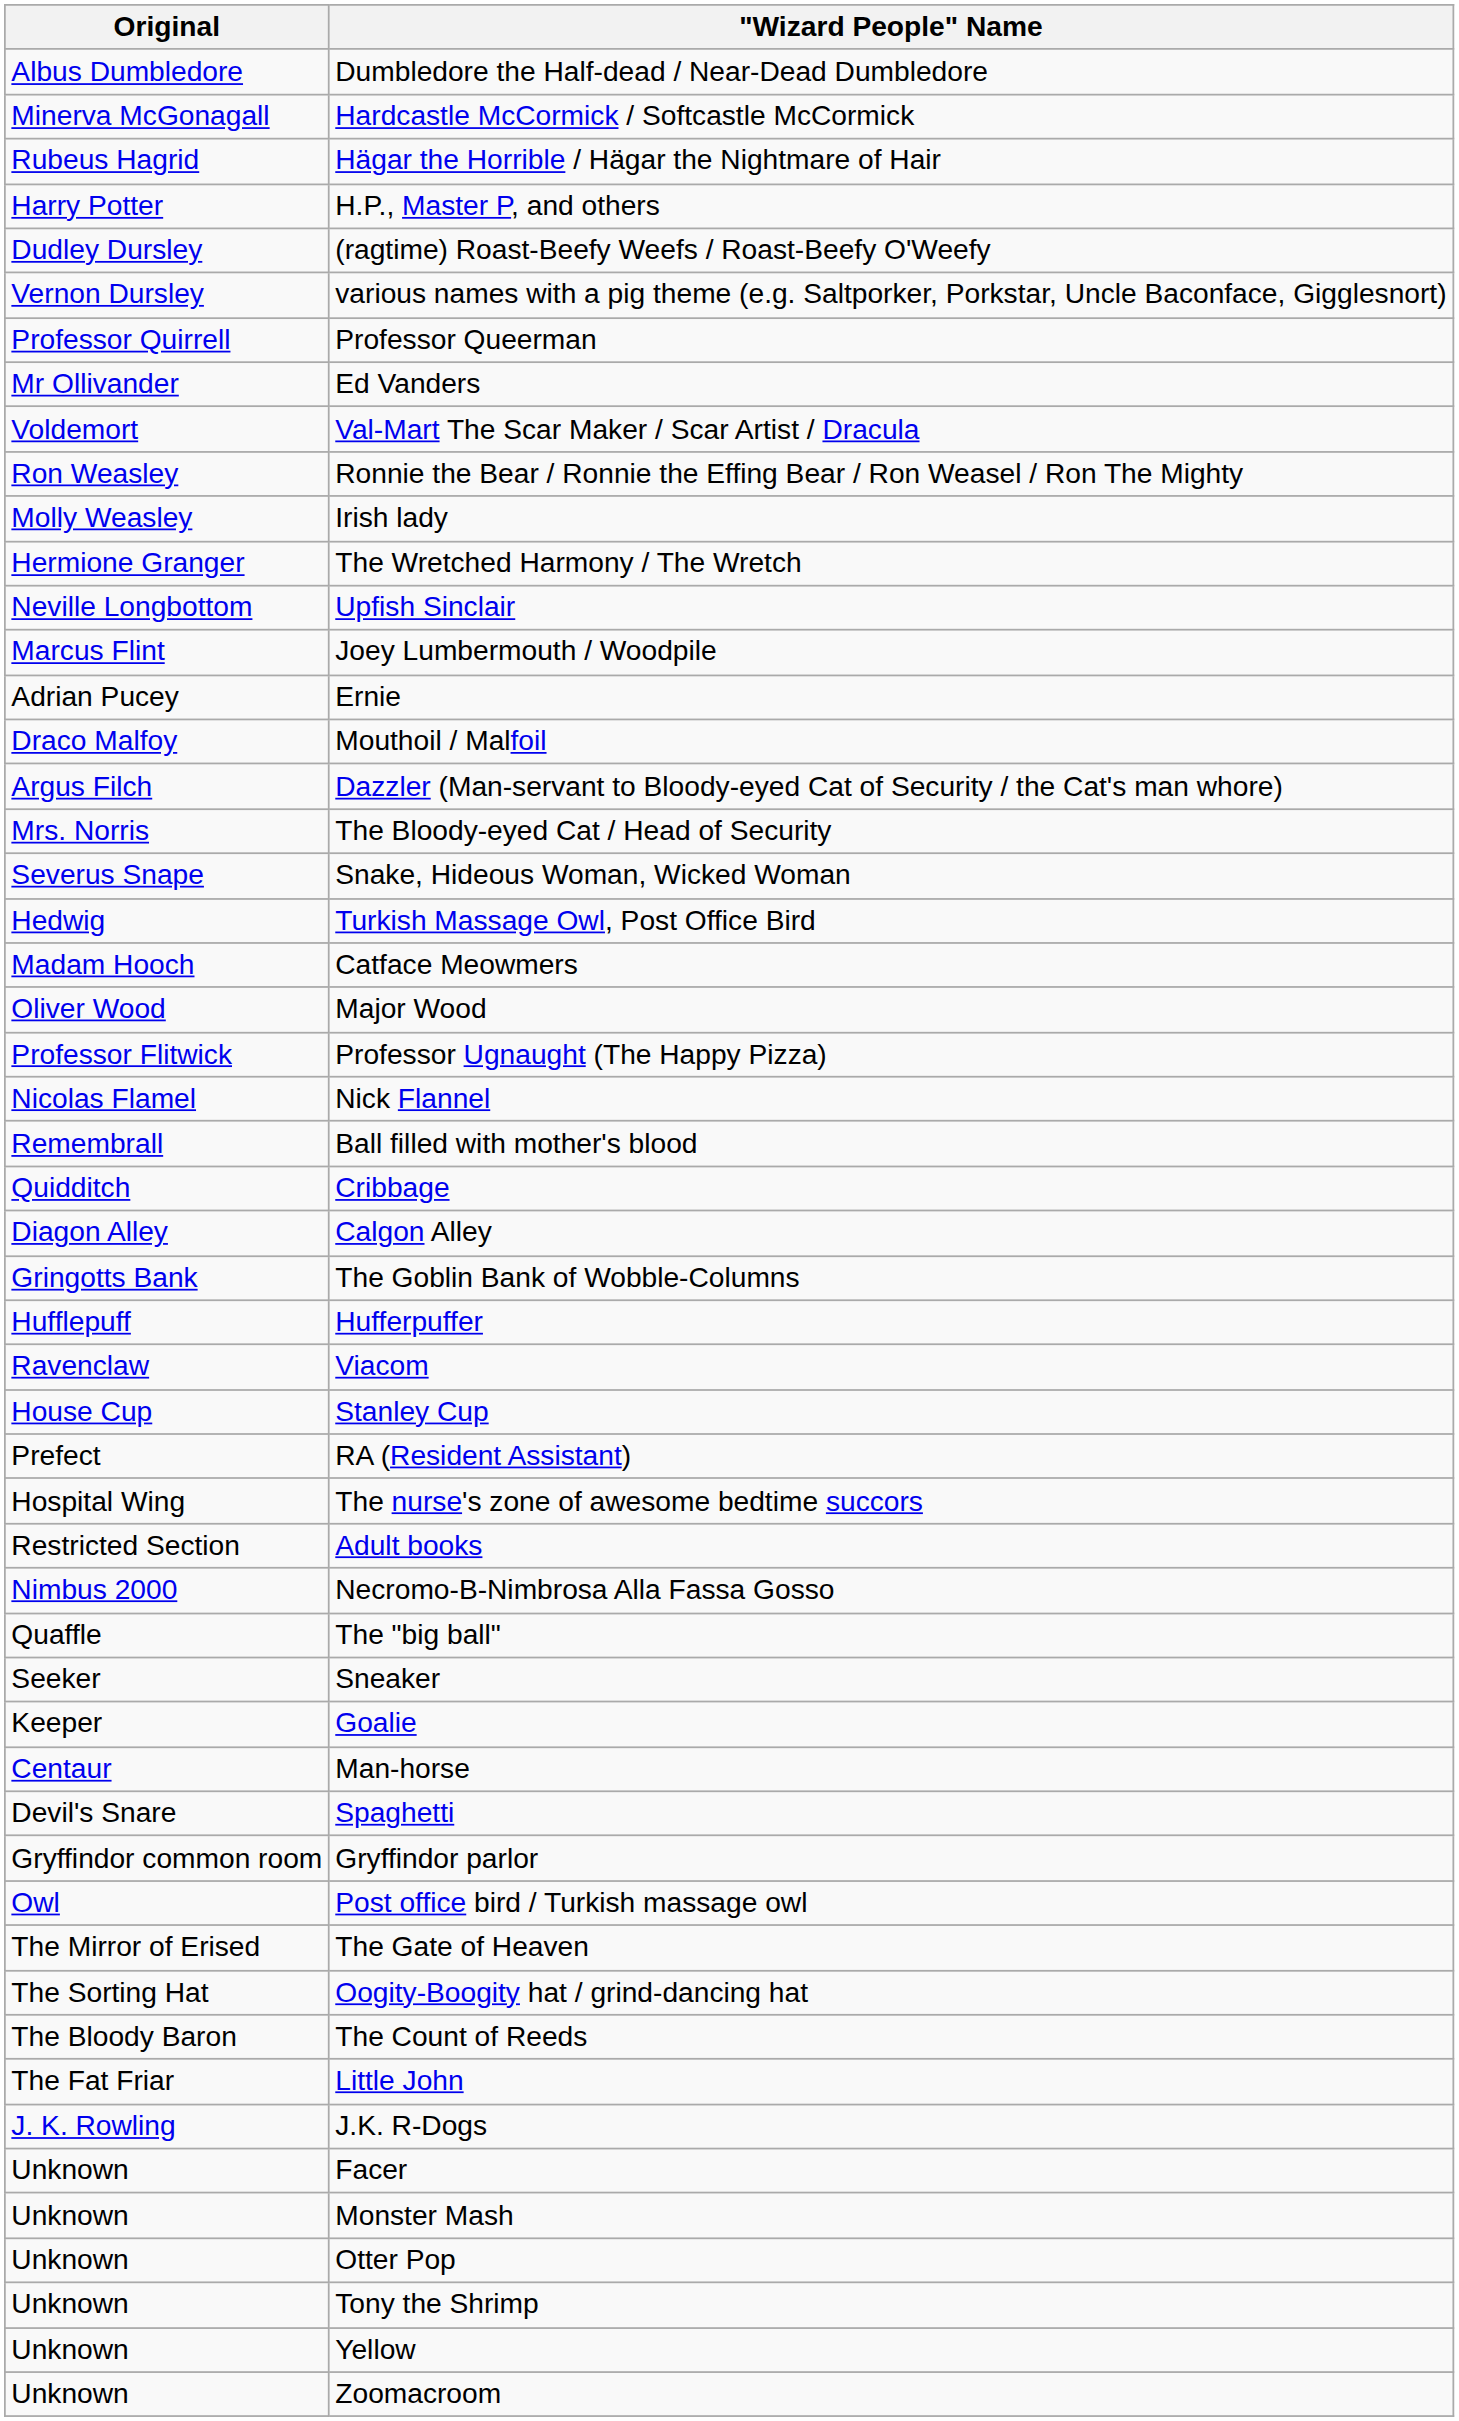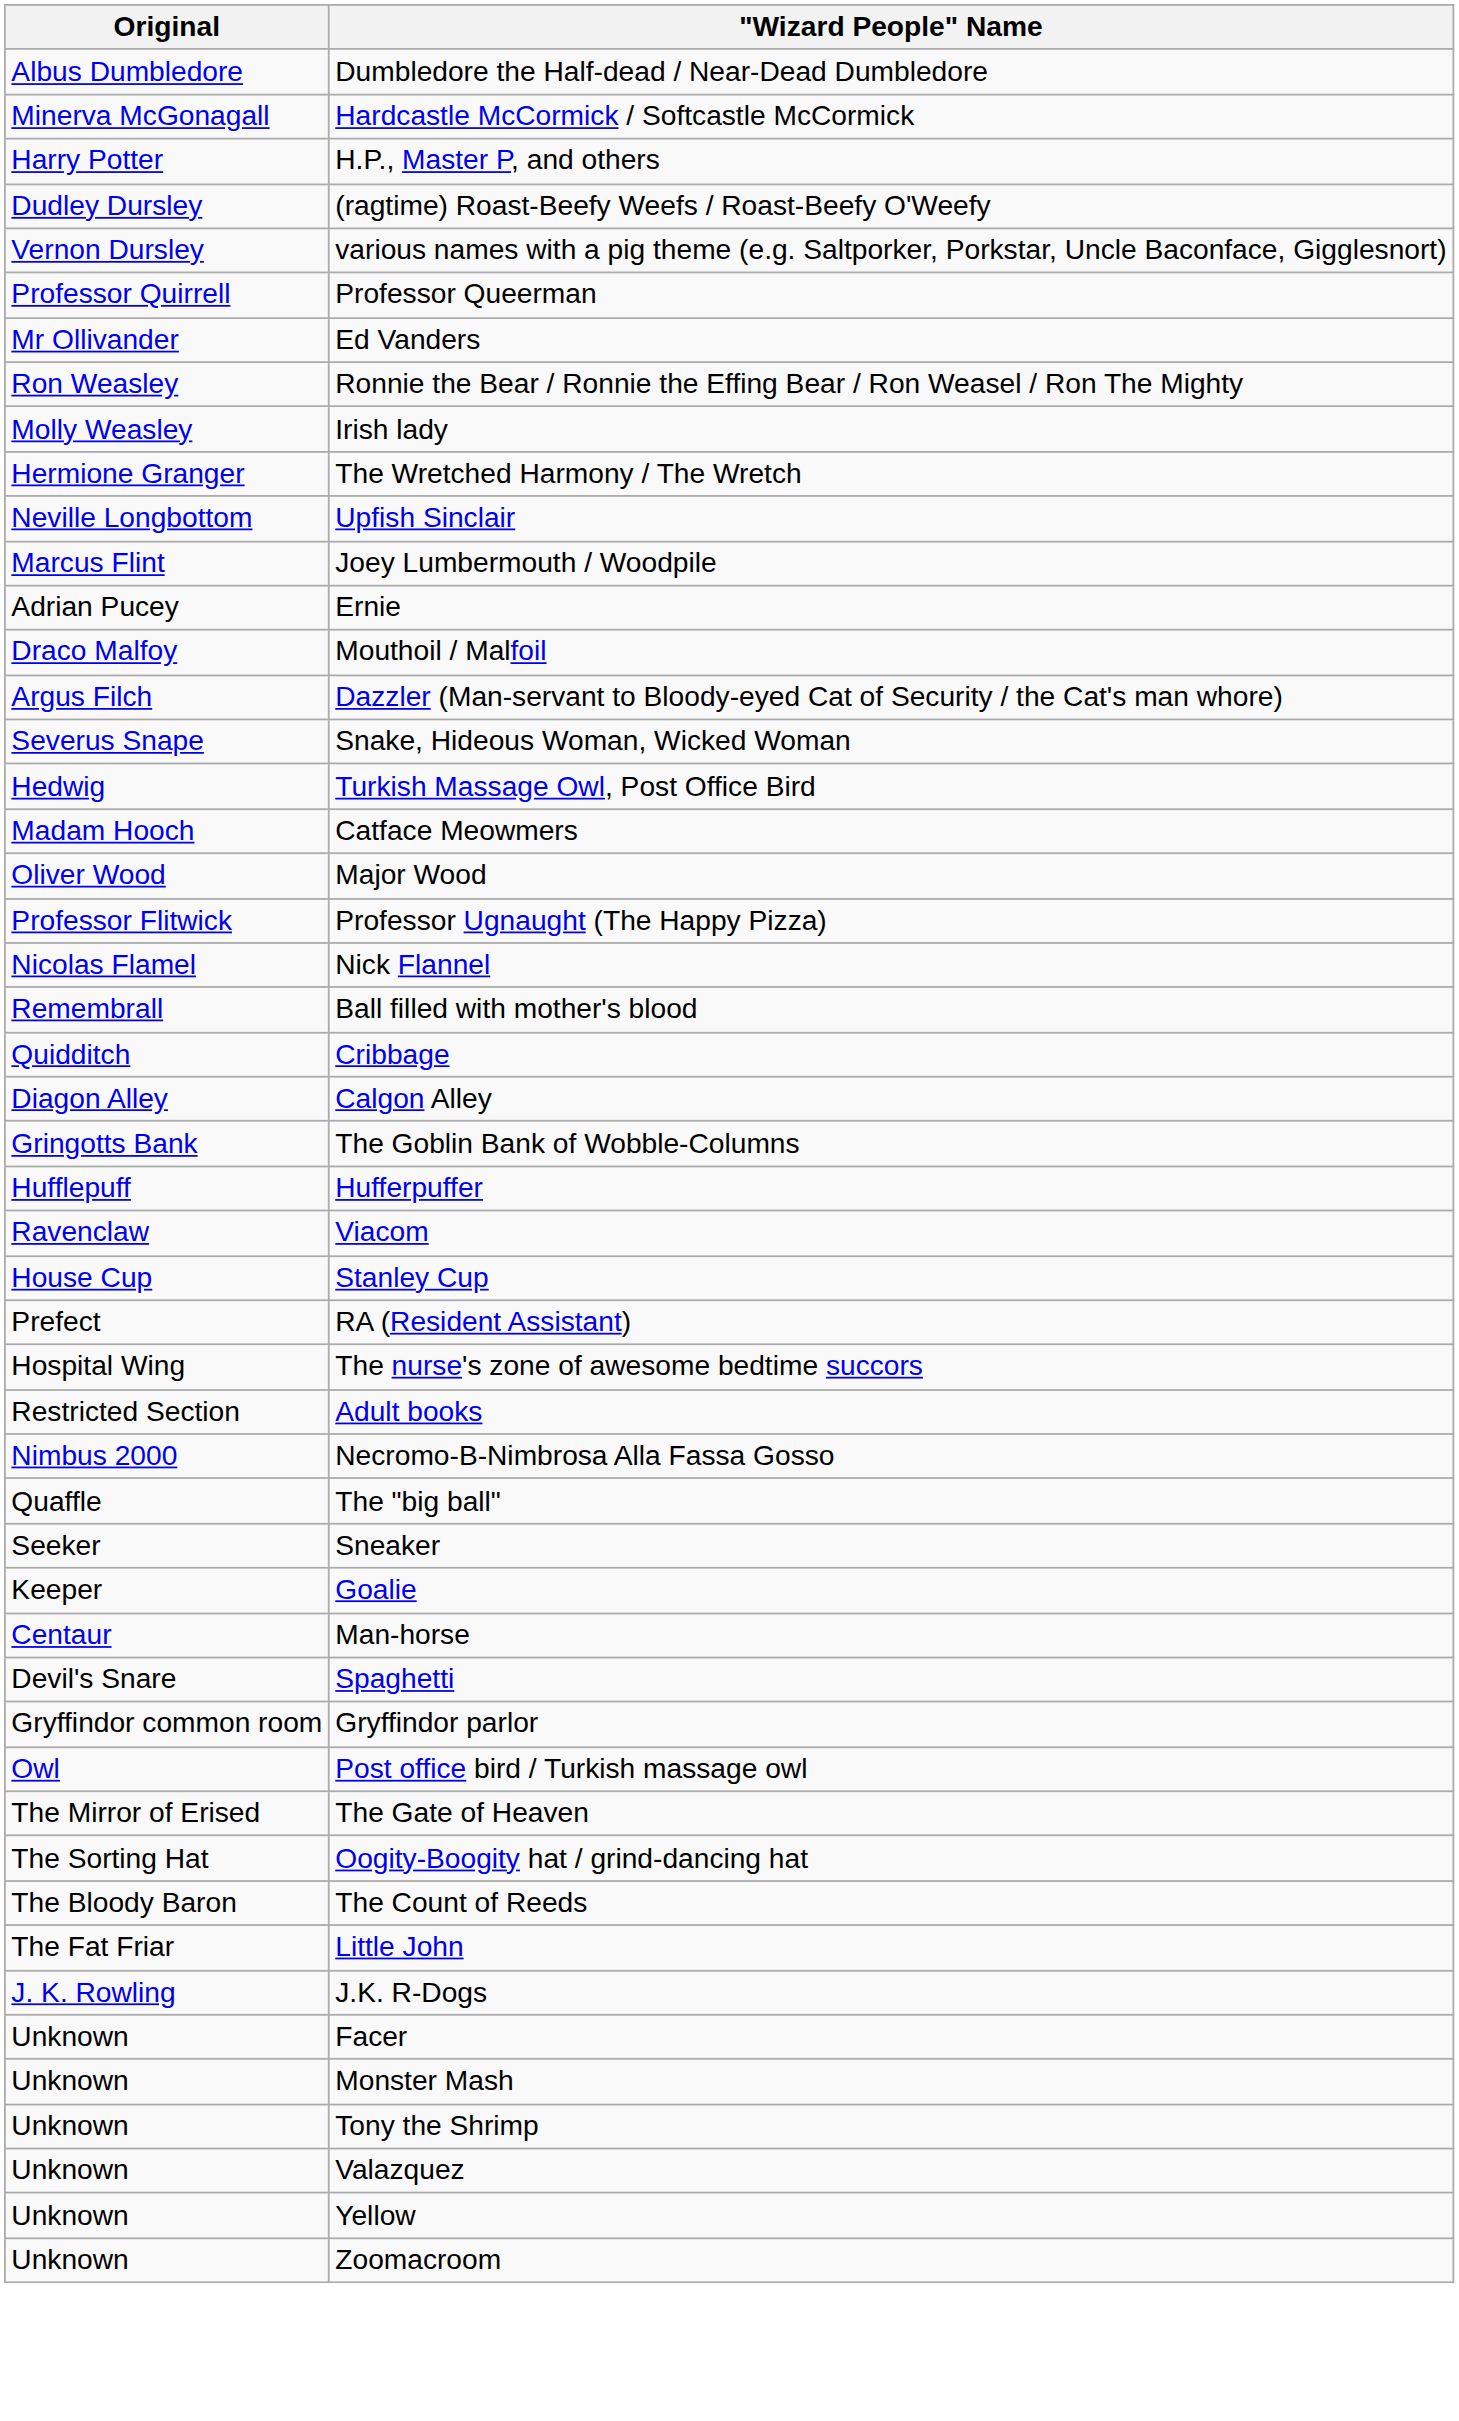- row: (638, 160)
- row: (627, 428)
- row: (583, 830)
- row: (396, 2259)
+ row: (400, 2170)
